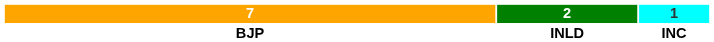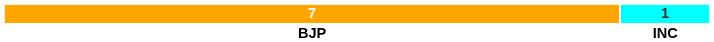- column: (567, 13)
